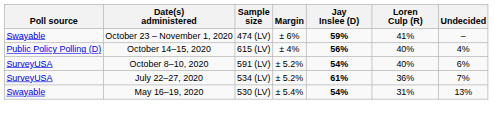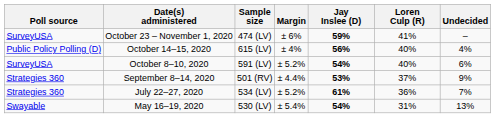(26, 36) Swayable -> (29, 36) SurveyUSA
+ row: (169, 78)
(29, 78) SurveyUSA -> (35, 92) Strategies 360
